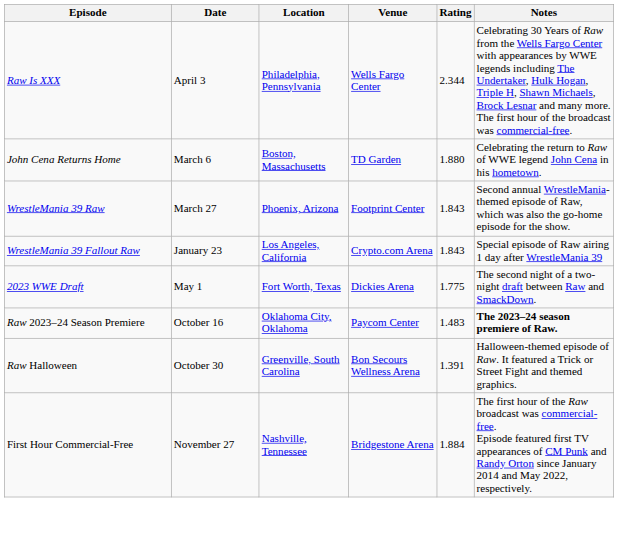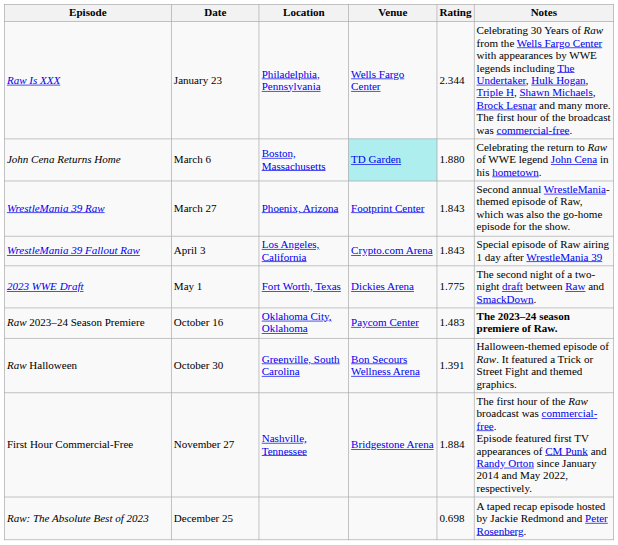(190, 80) April 3 -> (198, 80) January 23
(376, 160) no background -> (376, 160) paleturquoise background
(198, 250) January 23 -> (190, 250) April 3
+ row: (78, 518)
